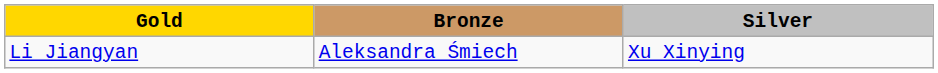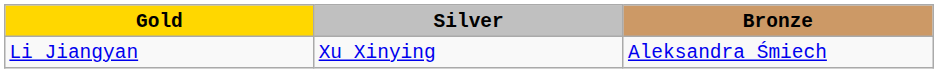columns swapped: (778, 21) <-> (469, 21)
